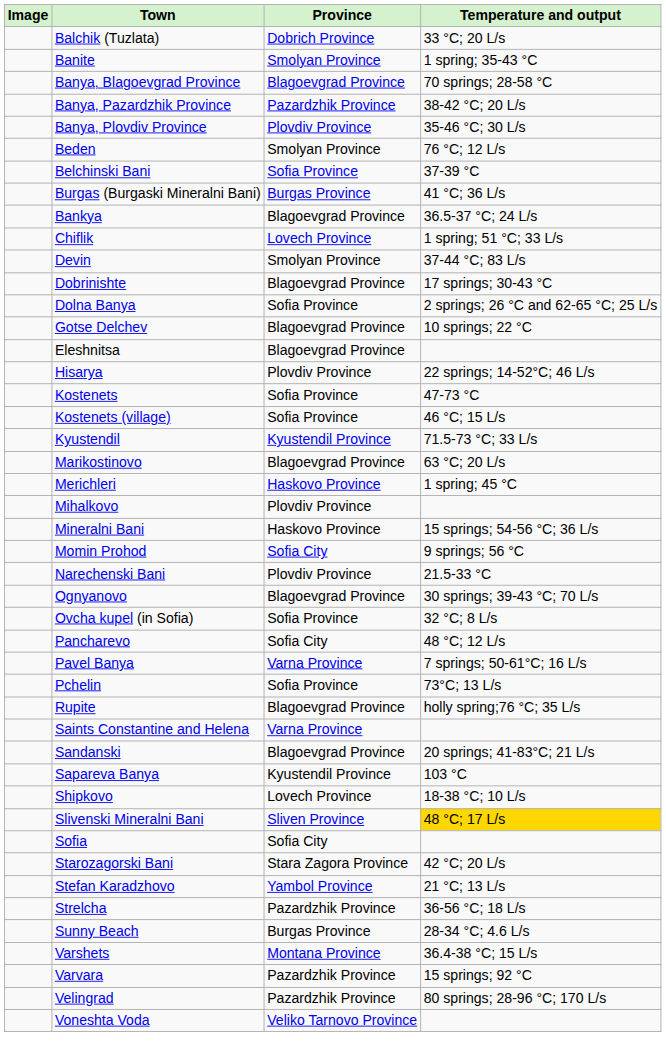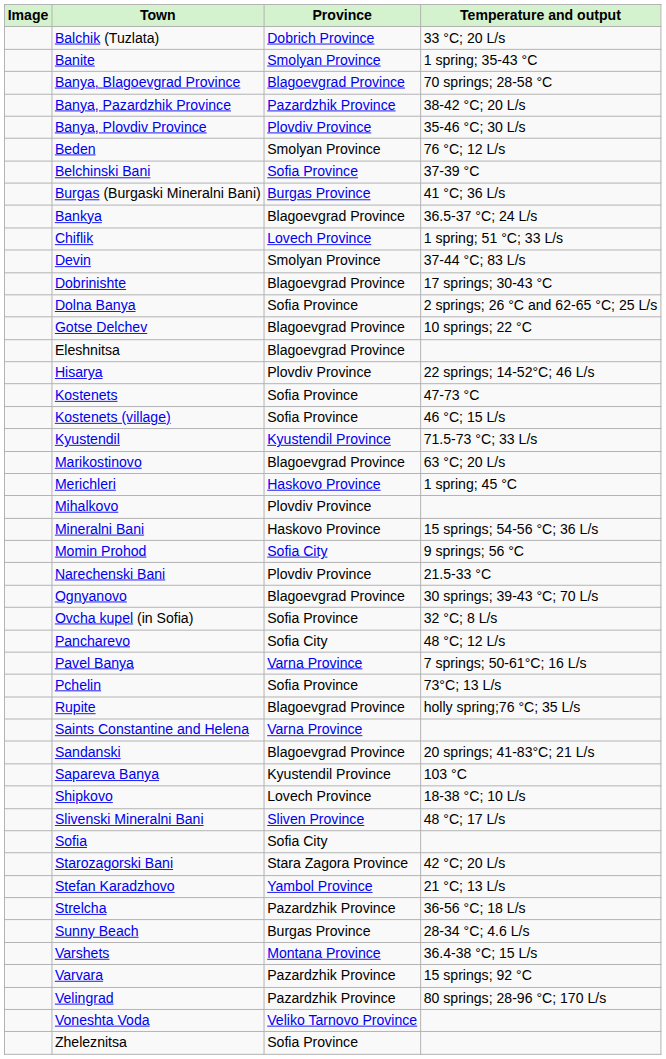(464, 819) gold background -> (464, 819) no background
+ row: (91, 1042)
